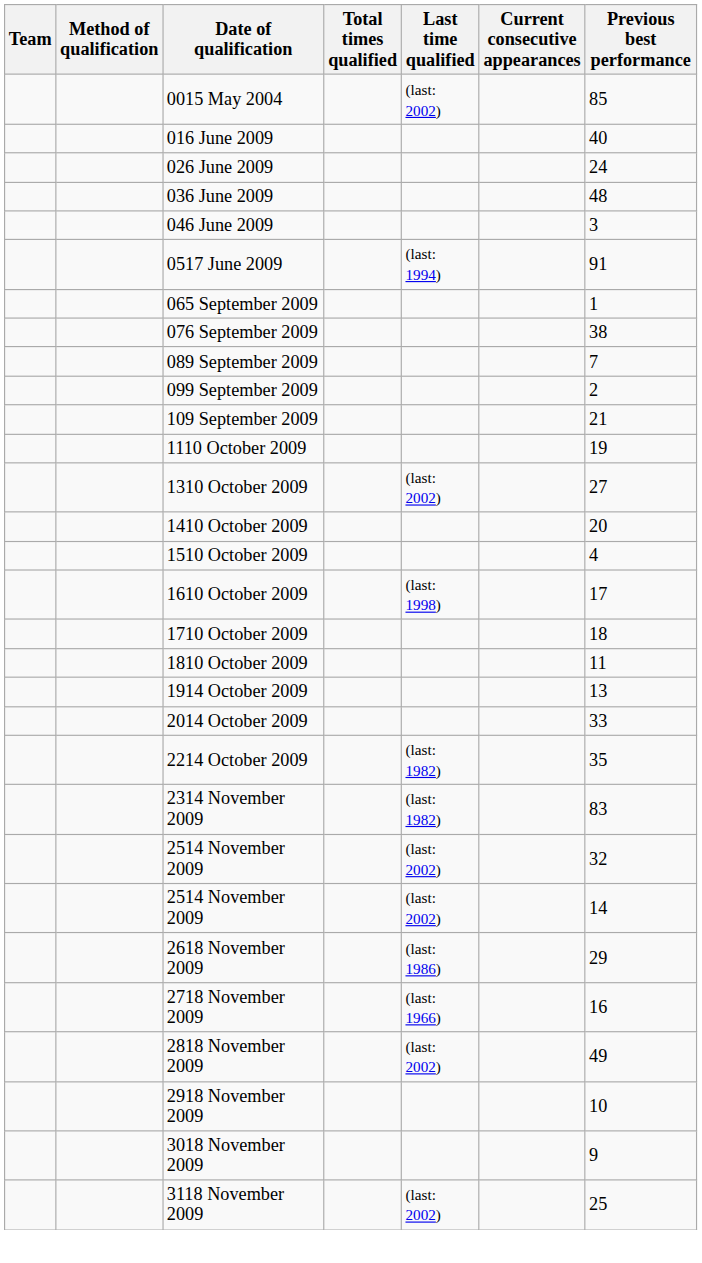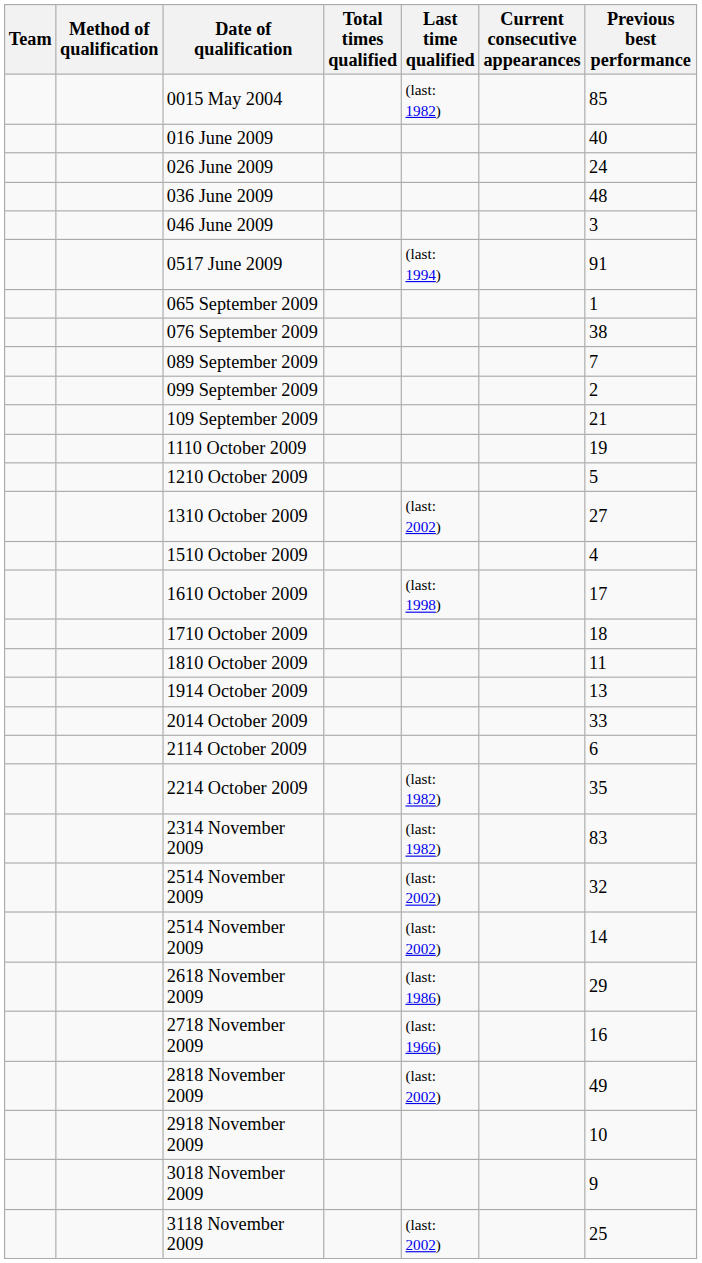(423, 100) (last: 2002) -> (423, 100) (last: 1982)
+ row: (30, 477)
- row: (30, 527)
+ row: (30, 750)
